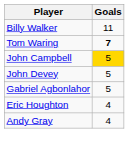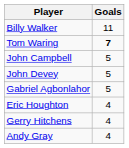(108, 58) gold background -> (108, 58) no background
+ row: (39, 120)
